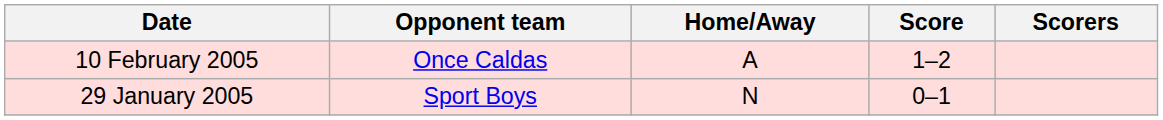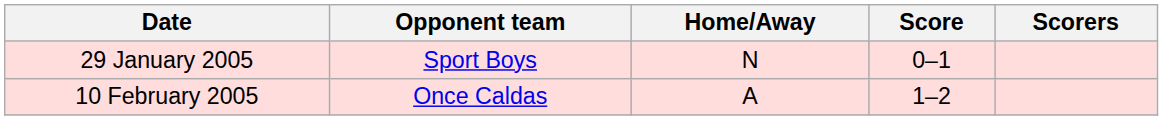rows swapped: (167, 96) <-> (167, 59)
